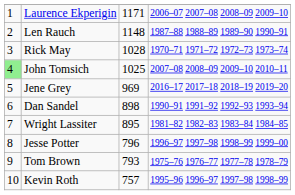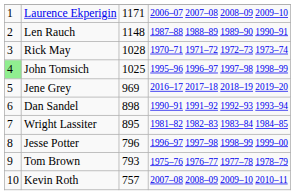(219, 69) 2007–08 2008–09 2009–10 2010–11 -> (219, 69) 1995–96 1996–97 1997–98 1998–99
(219, 180) 1995–96 1996–97 1997–98 1998–99 -> (219, 180) 2007–08 2008–09 2009–10 2010–11
